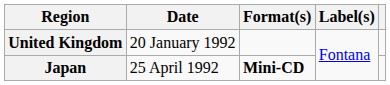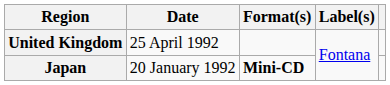(183, 42) 20 January 1992 -> (174, 42) 25 April 1992
(174, 67) 25 April 1992 -> (183, 67) 20 January 1992
